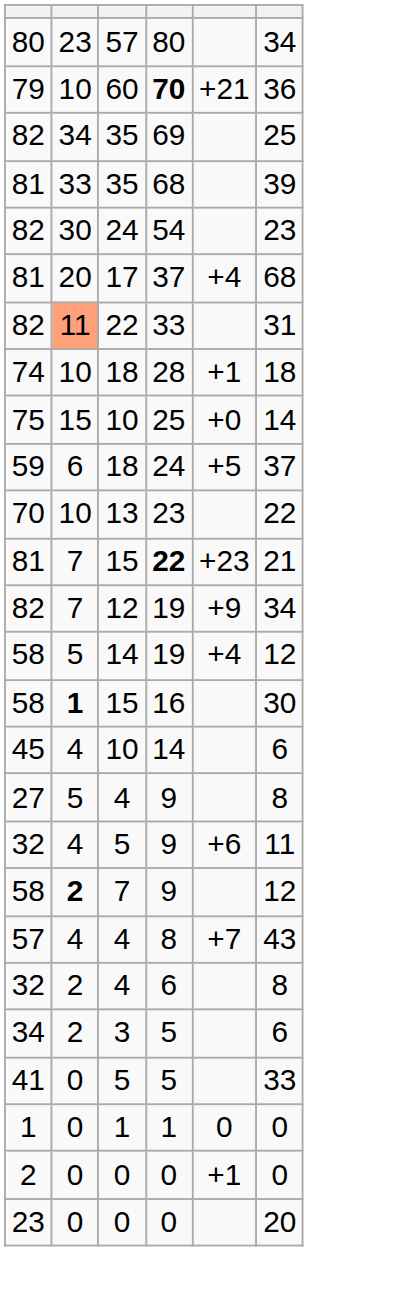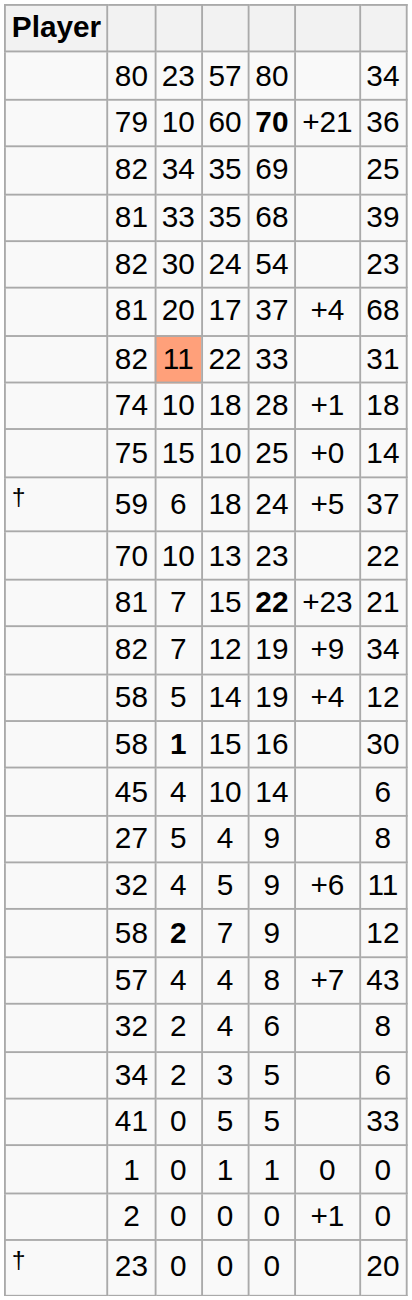+ column: (56, 28)
